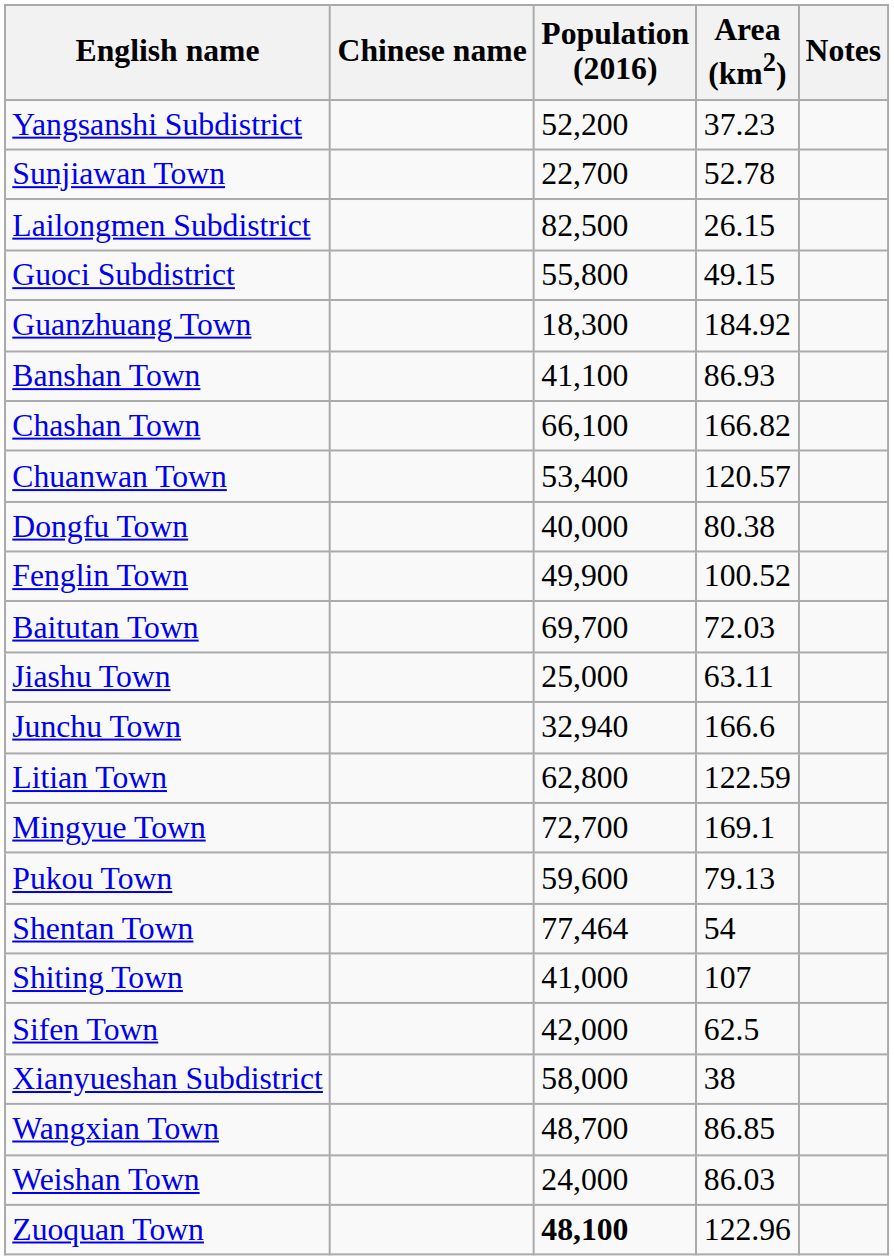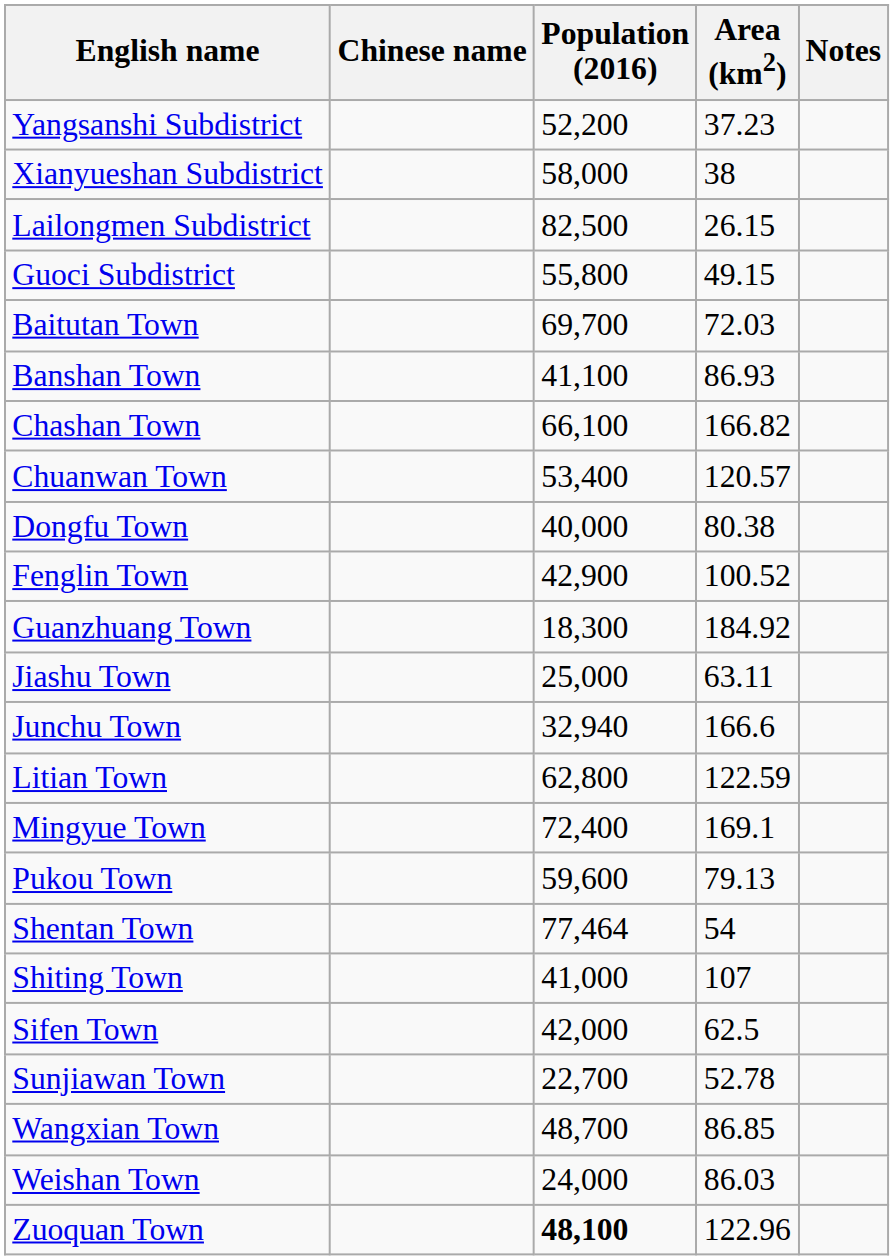rows swapped: (168, 1078) <-> (119, 174)
rows swapped: (105, 626) <-> (132, 325)
(585, 576) 49,900 -> (585, 576) 42,900
(585, 827) 72,700 -> (585, 827) 72,400
